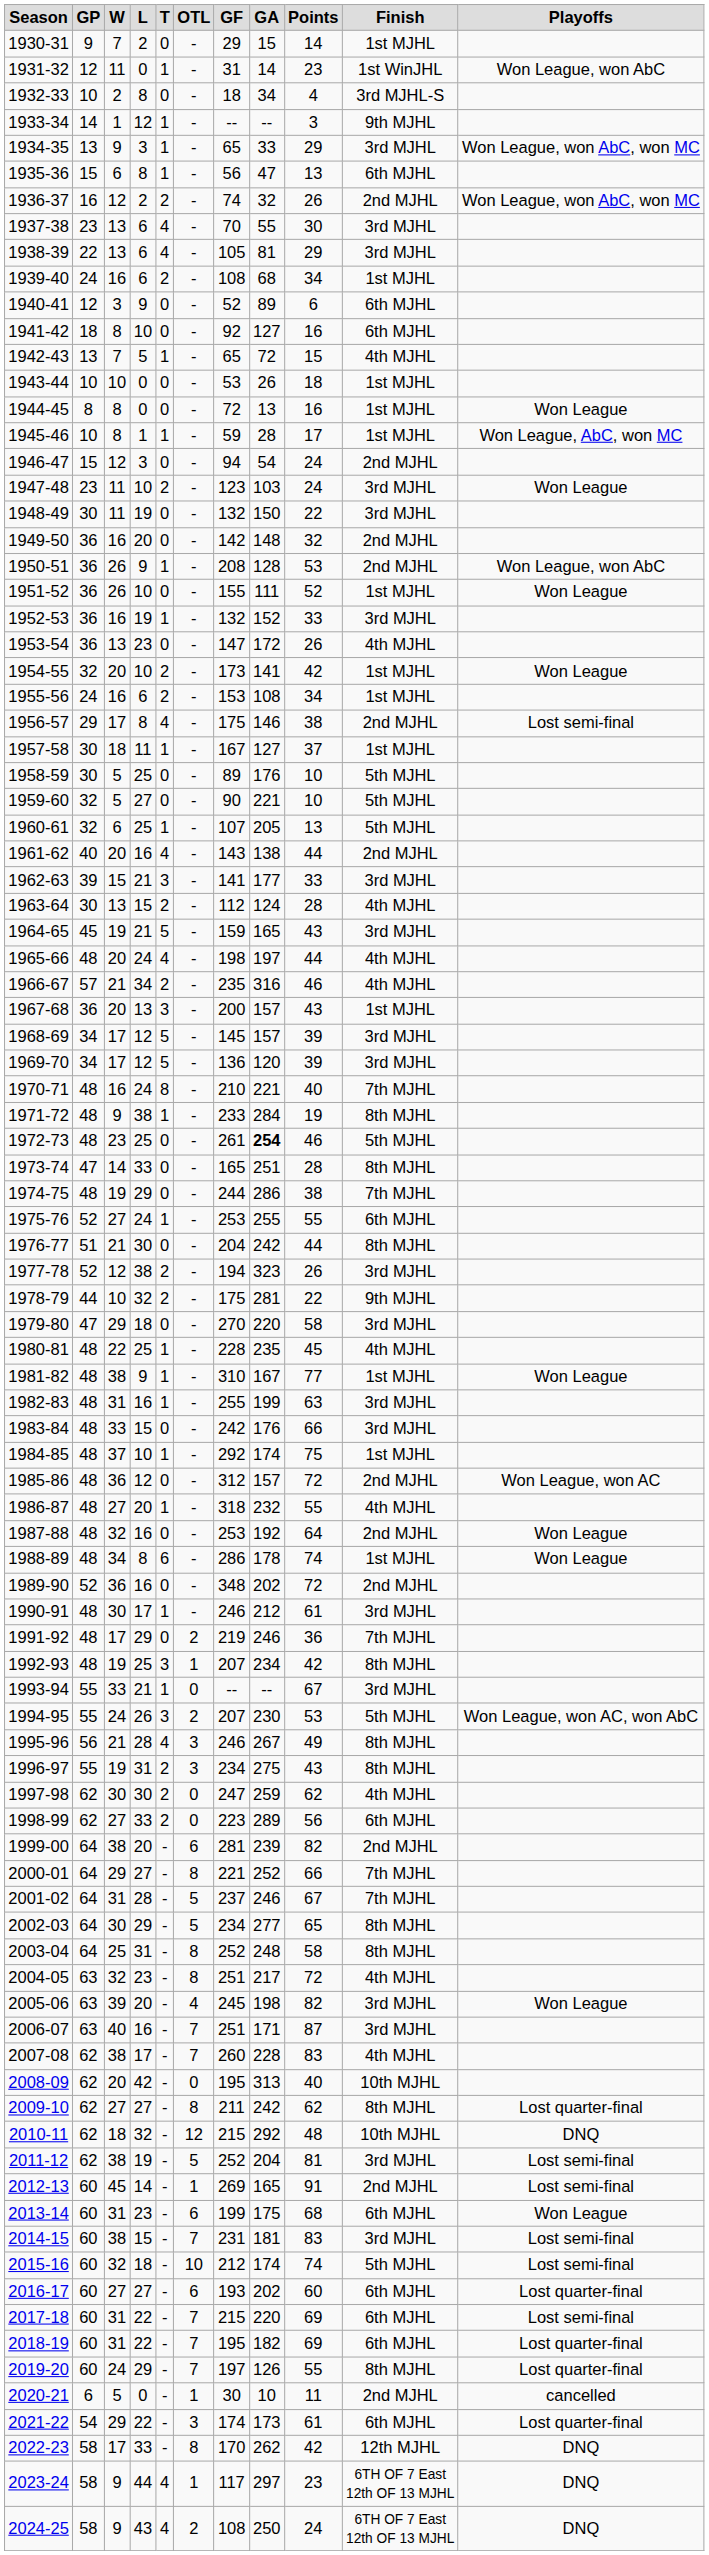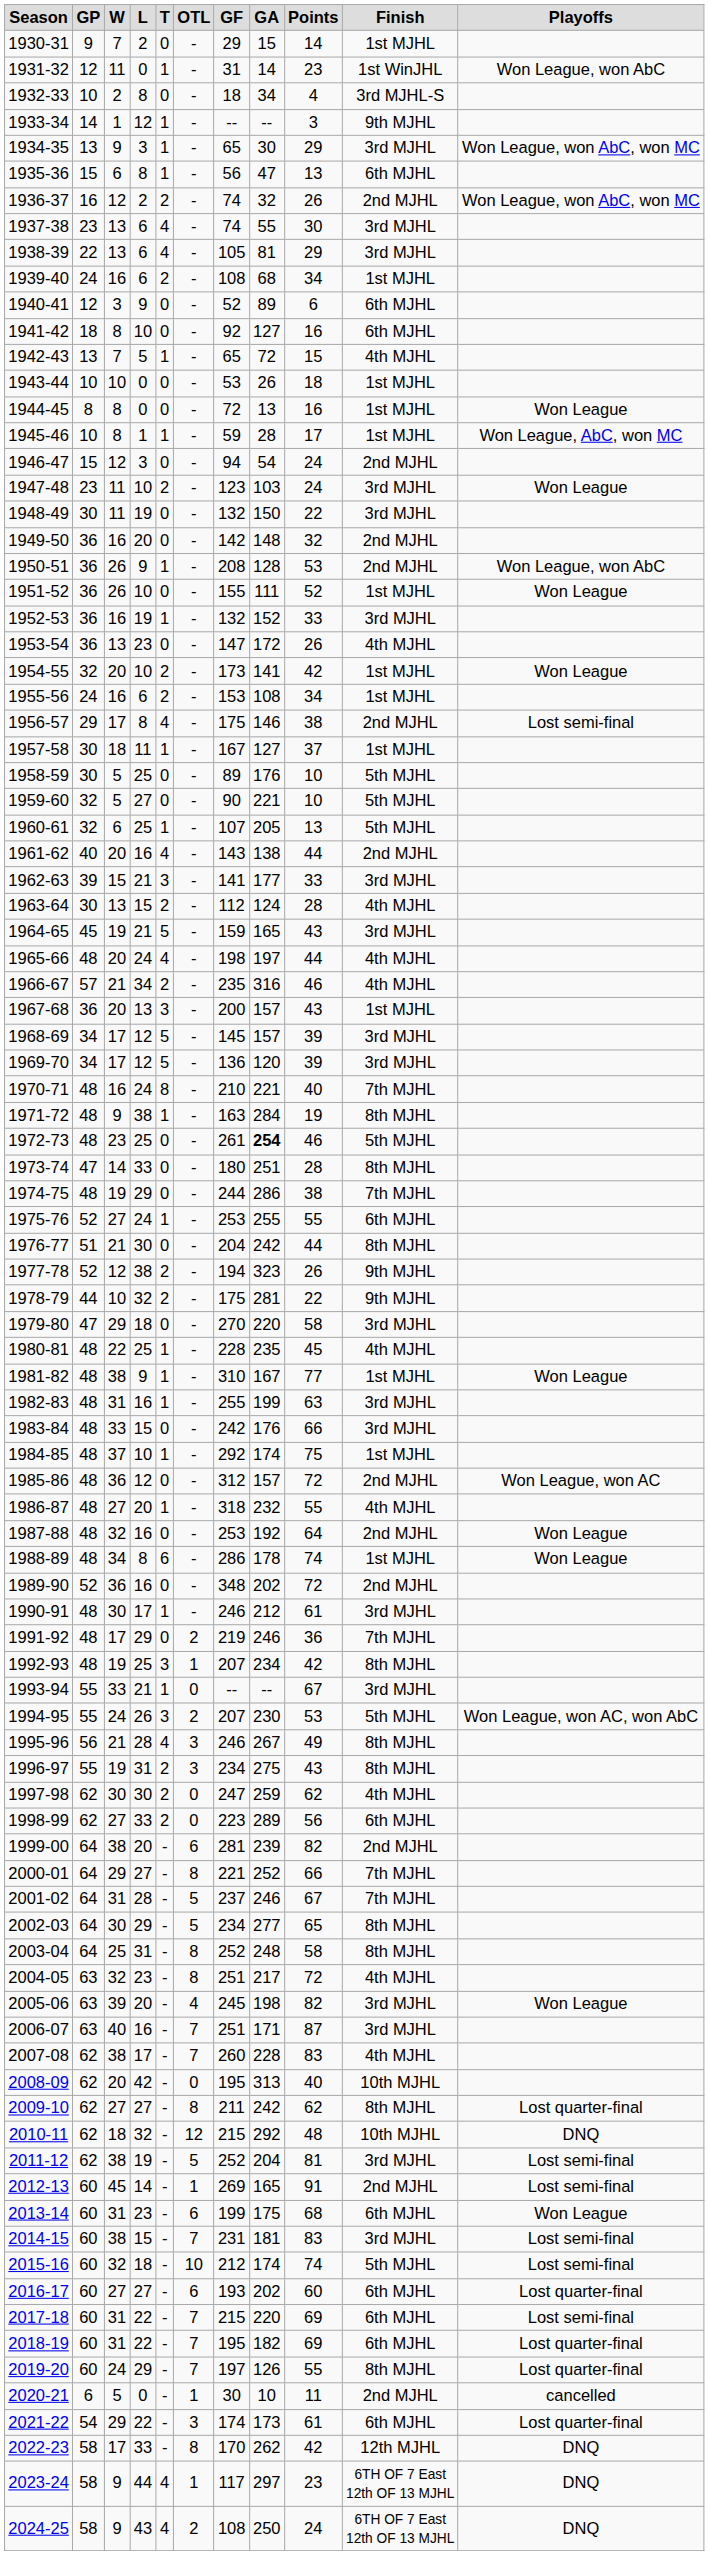(267, 148) 33 -> (267, 148) 30
(232, 226) 70 -> (232, 226) 74
(232, 1115) 233 -> (232, 1115) 163
(232, 1167) 165 -> (232, 1167) 180
(400, 1272) 3rd MJHL -> (400, 1272) 9th MJHL
